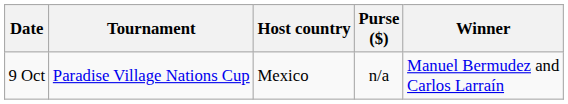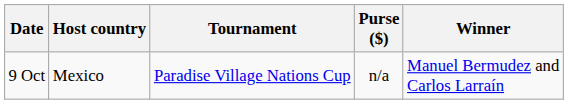columns swapped: (151, 28) <-> (304, 28)
